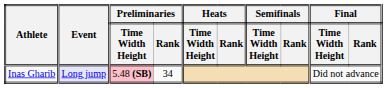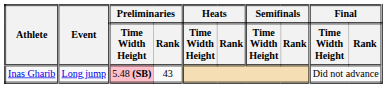(84, 74) lavender background -> (84, 74) no background
(168, 74) 34 -> (168, 74) 43
